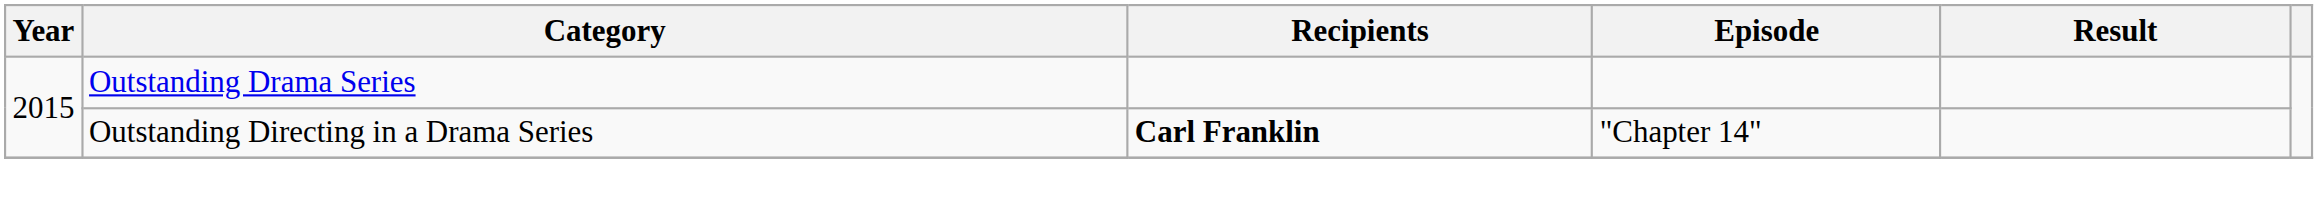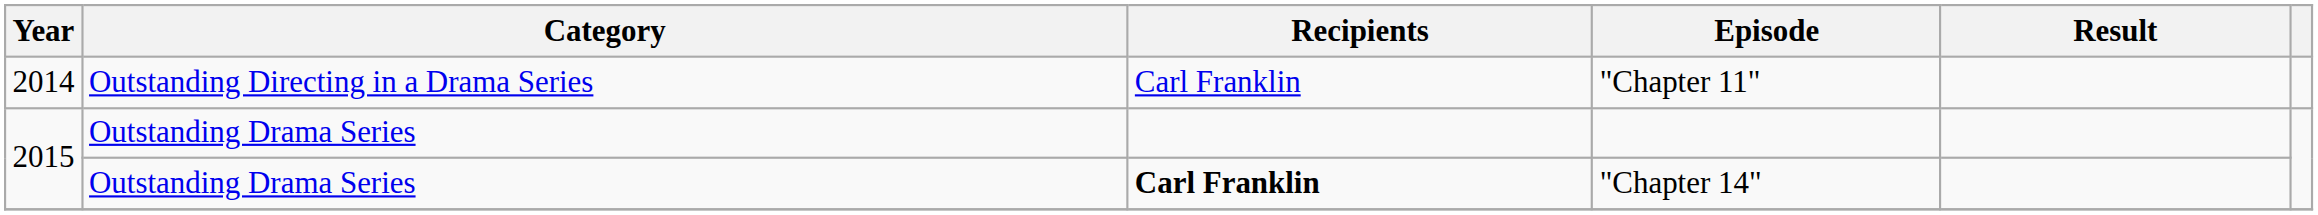+ row: (43, 81)
(341, 132) Outstanding Directing in a Drama Series -> (252, 183) Outstanding Drama Series
